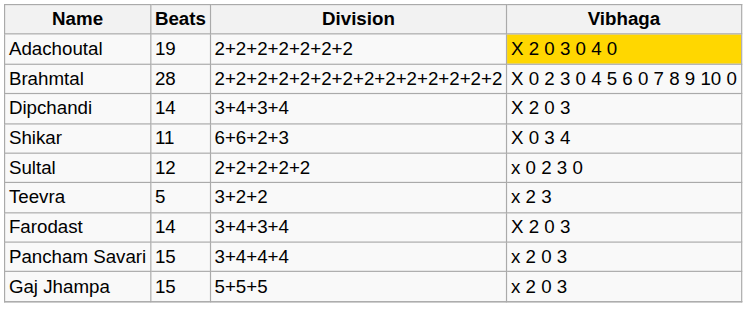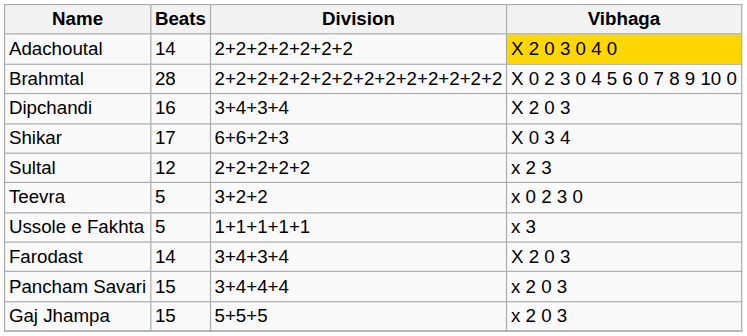(165, 49) 19 -> (165, 49) 14
(165, 108) 14 -> (165, 108) 16
(165, 138) 11 -> (165, 138) 17
(547, 167) x 0 2 3 0 -> (531, 167) x 2 3
(531, 197) x 2 3 -> (547, 197) x 0 2 3 0
+ row: (77, 227)
